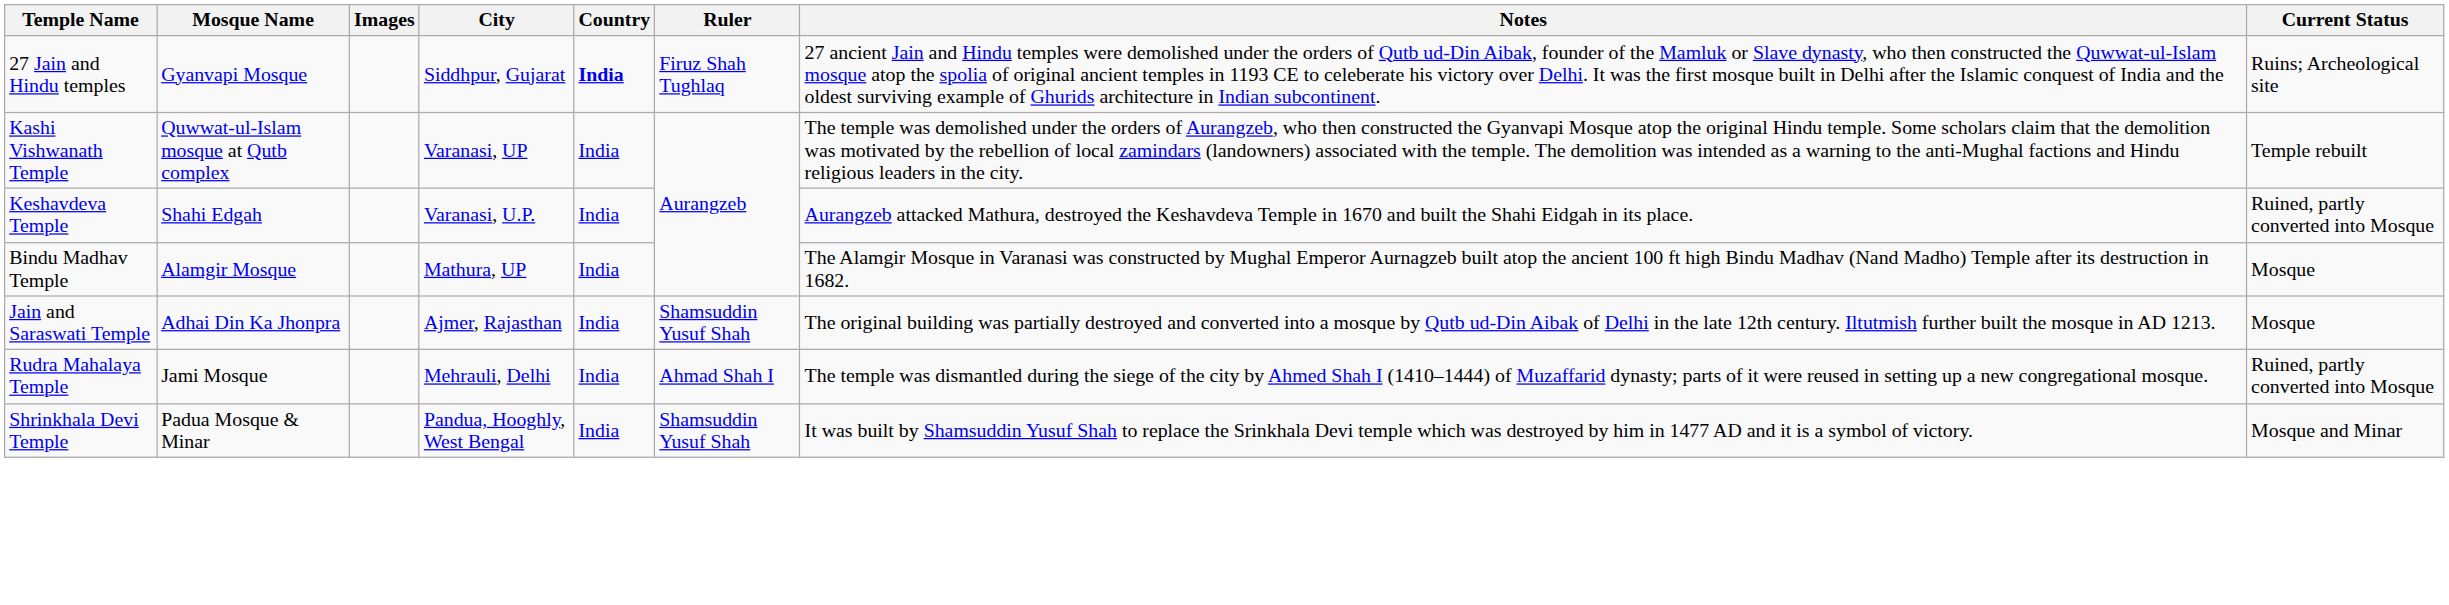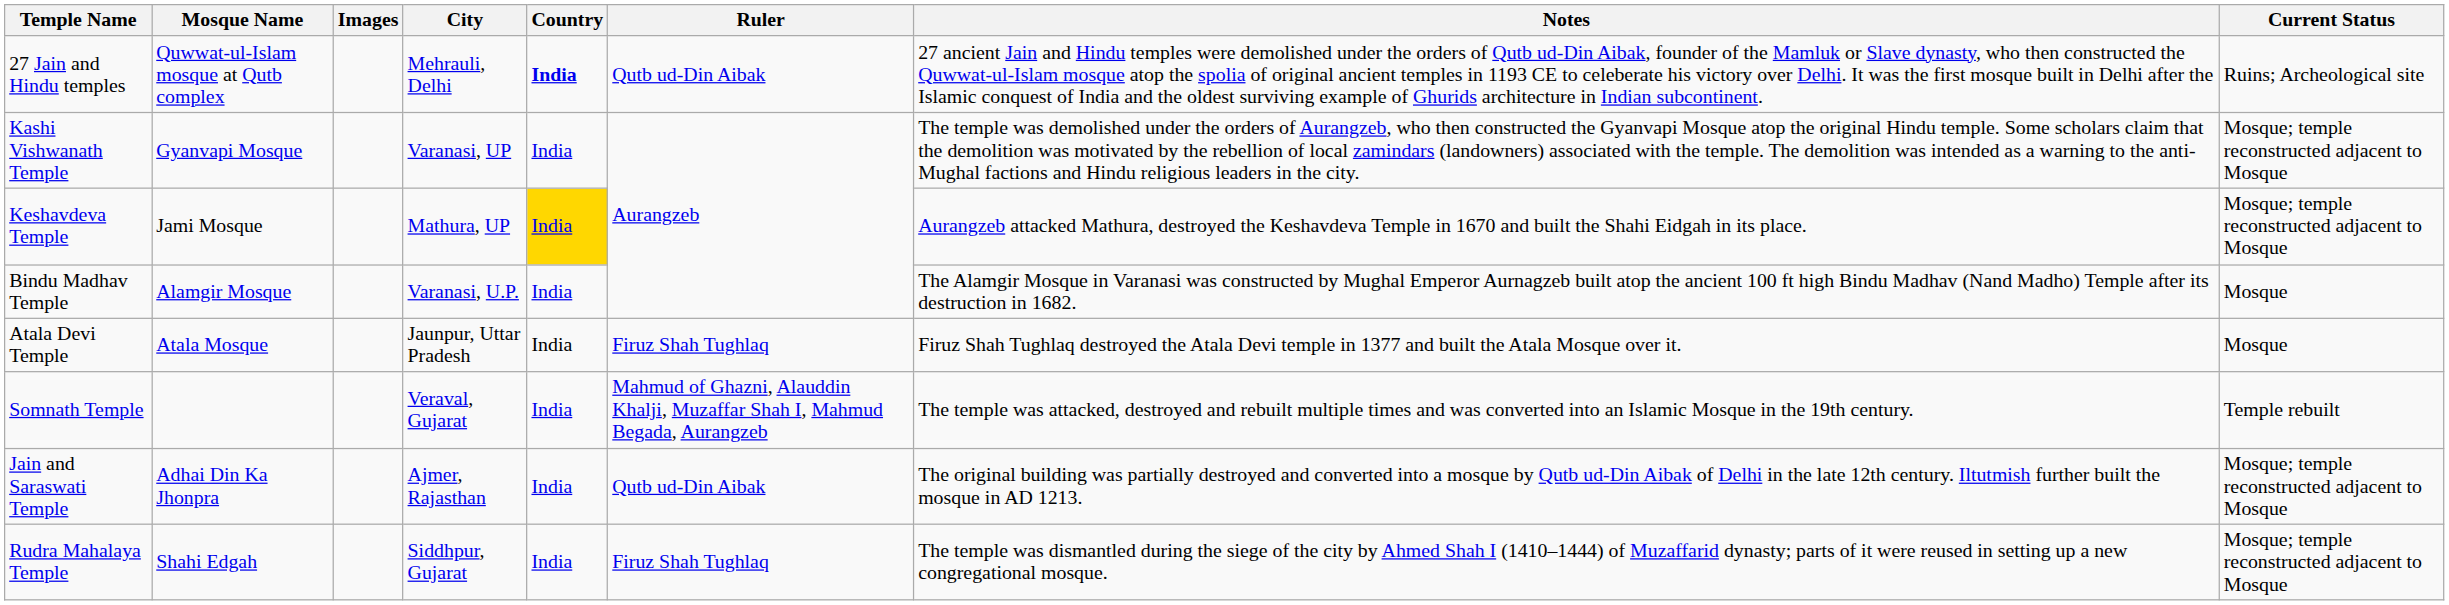(234, 74) Gyanvapi Mosque -> (226, 74) Quwwat-ul-Islam mosque at Qutb complex
(495, 74) Siddhpur, Gujarat -> (446, 74) Mehrauli, Delhi
(703, 74) Firuz Shah Tughlaq -> (689, 74) Qutb ud-Din Aibak
(231, 150) Quwwat-ul-Islam mosque at Qutb complex -> (229, 150) Gyanvapi Mosque
(2309, 150) Temple rebuilt -> (2323, 150) Mosque; temple reconstructed adjacent to Mosque
(212, 215) Shahi Edgah -> (209, 226) Jami Mosque
(480, 215) Varanasi, U.P. -> (459, 226) Mathura, UP
(599, 215) no background -> (552, 226) gold background
(2343, 215) Ruined, partly converted into Mosque -> (2323, 226) Mosque; temple reconstructed adjacent to Mosque
(475, 268) Mathura, UP -> (463, 291) Varanasi, U.P.
+ row: (52, 344)
+ row: (76, 409)
(708, 322) Shamsuddin Yusuf Shah -> (689, 486) Qutb ud-Din Aibak
(2283, 322) Mosque -> (2323, 486) Mosque; temple reconstructed adjacent to Mosque
(214, 376) Jami Mosque -> (207, 562) Shahi Edgah
(487, 376) Mehrauli, Delhi -> (446, 562) Siddhpur, Gujarat
(717, 376) Ahmad Shah I -> (691, 562) Firuz Shah Tughlaq
(2343, 376) Ruined, partly converted into Mosque -> (2323, 562) Mosque; temple reconstructed adjacent to Mosque
- row: (74, 430)
